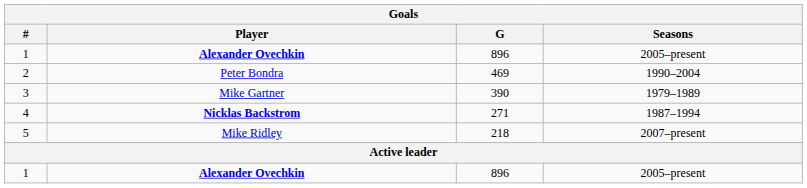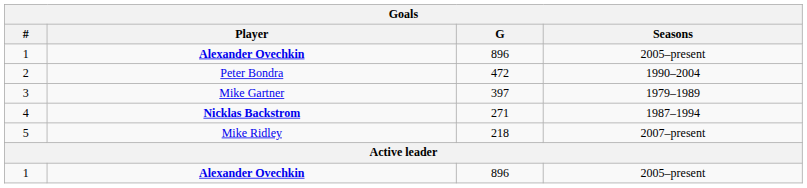(500, 73) 469 -> (500, 73) 472
(500, 93) 390 -> (500, 93) 397
